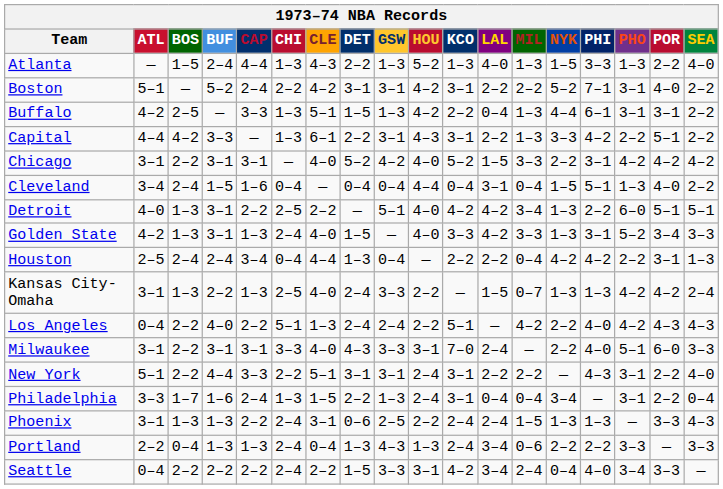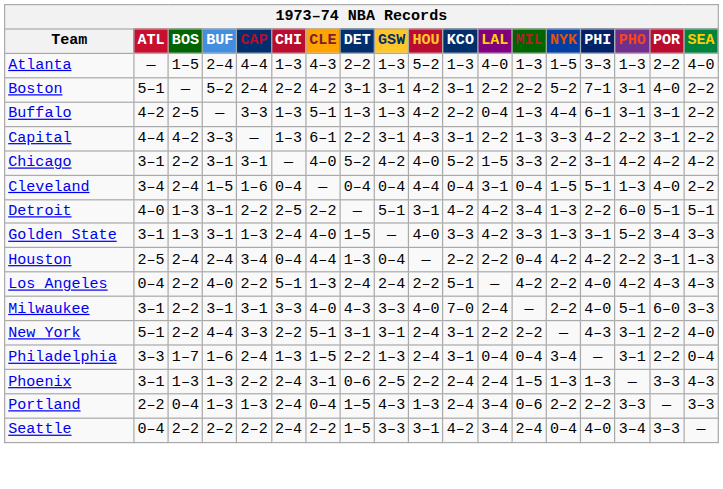(357, 114) 1–5 -> (357, 114) 1–3
(667, 139) 5–1 -> (667, 139) 3–1
(426, 212) 4–0 -> (426, 212) 3–1
(151, 236) 4–2 -> (151, 236) 3–1
- row: (62, 293)
(426, 350) 3–1 -> (426, 309) 4–0
(357, 448) 1–3 -> (357, 406) 1–5
